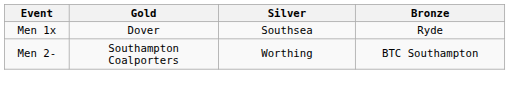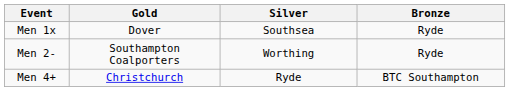(430, 54) BTC Southampton -> (431, 54) Ryde
+ row: (37, 78)
